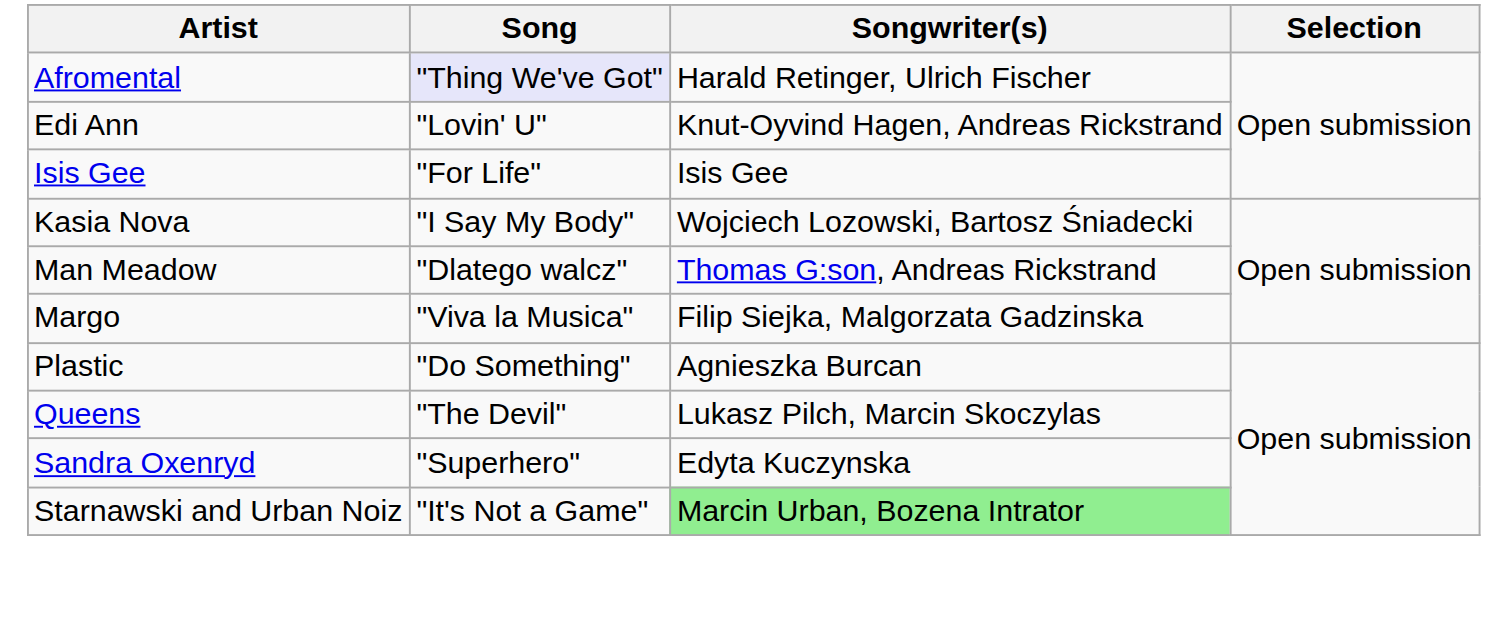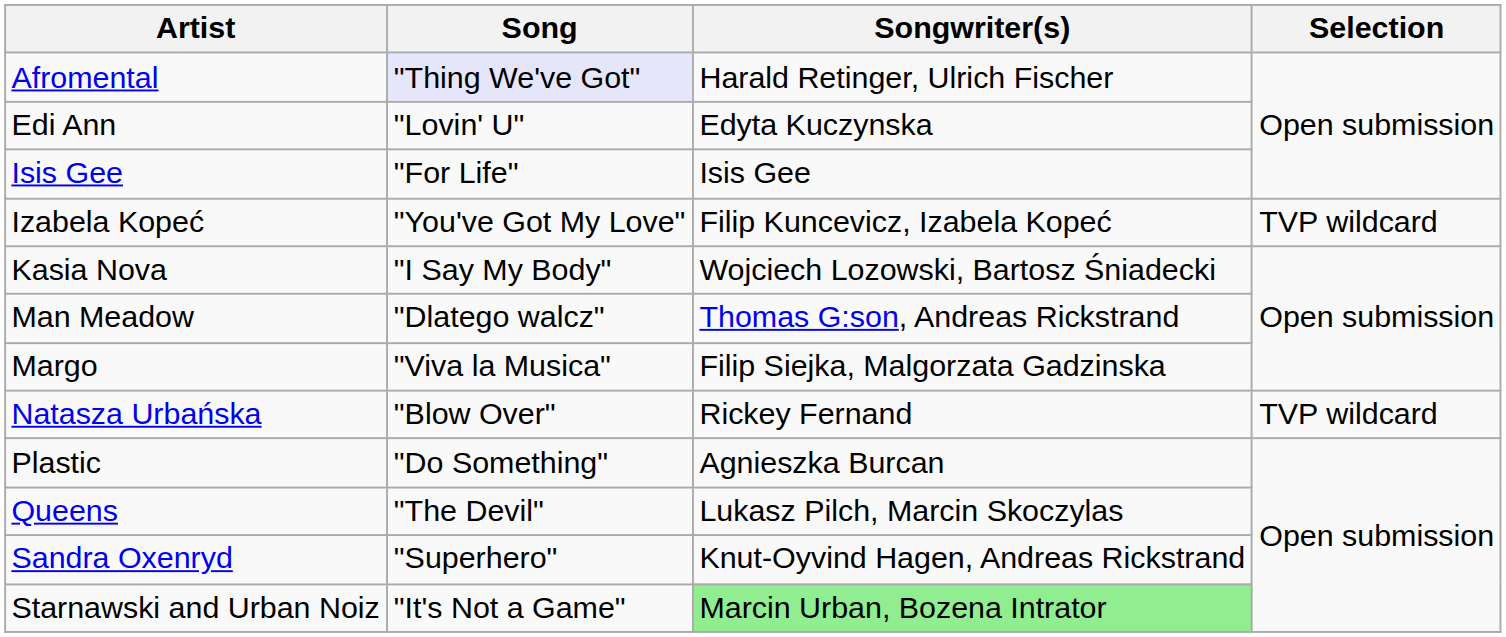(950, 125) Knut-Oyvind Hagen, Andreas Rickstrand -> (816, 125) Edyta Kuczynska
+ row: (108, 221)
+ row: (136, 414)
(793, 462) Edyta Kuczynska -> (972, 558) Knut-Oyvind Hagen, Andreas Rickstrand
